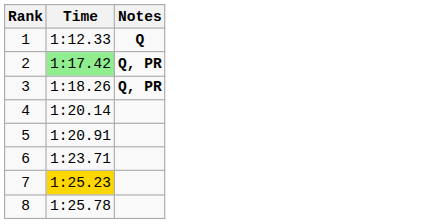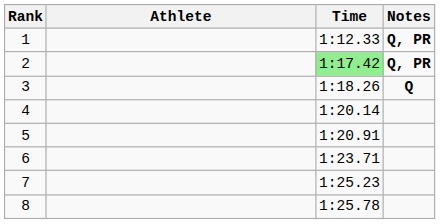+ column: (181, 16)
(140, 40) Q -> (409, 40) Q, PR
(140, 88) Q, PR -> (409, 88) Q
(81, 183) gold background -> (350, 183) no background
